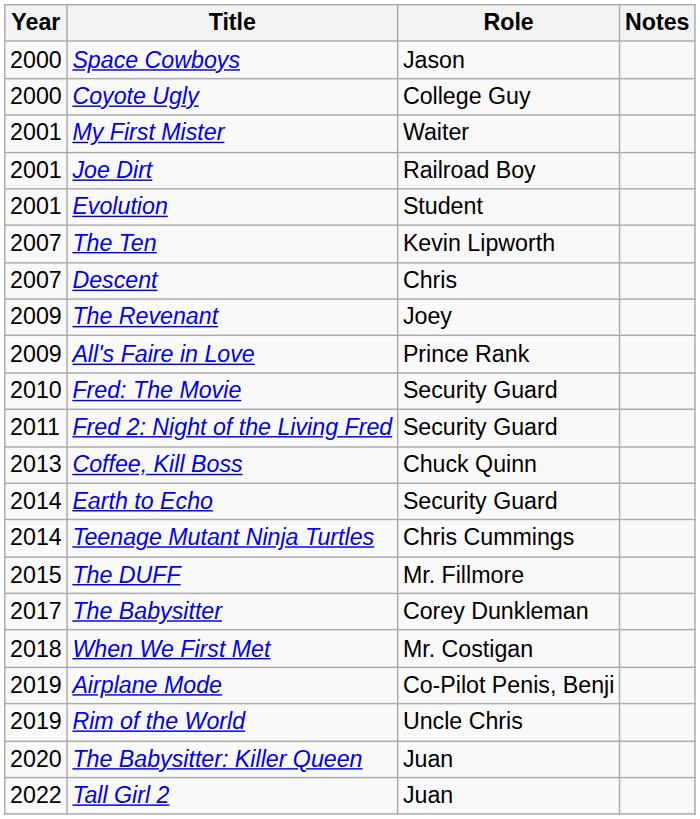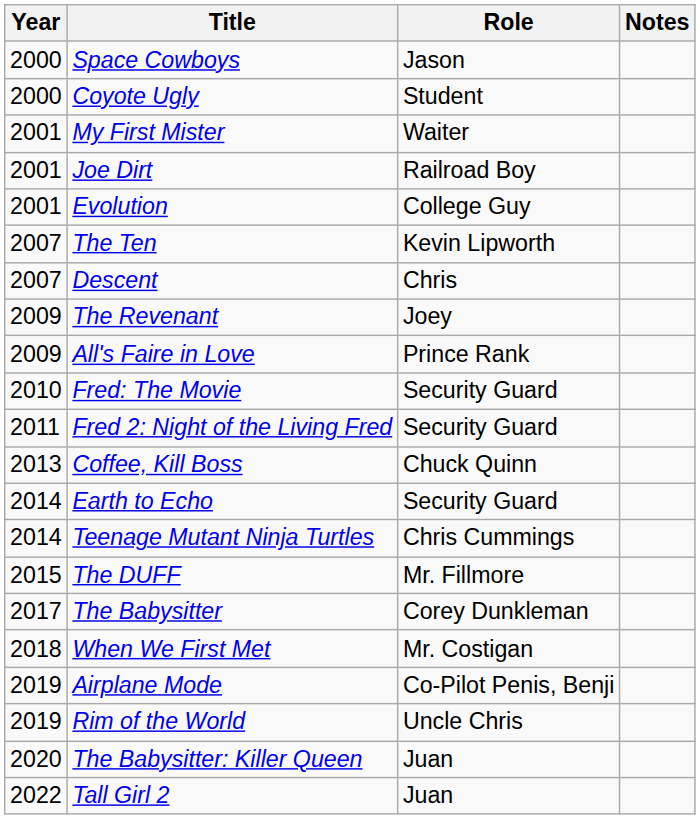(467, 96) College Guy -> (443, 96) Student
(443, 206) Student -> (467, 206) College Guy
